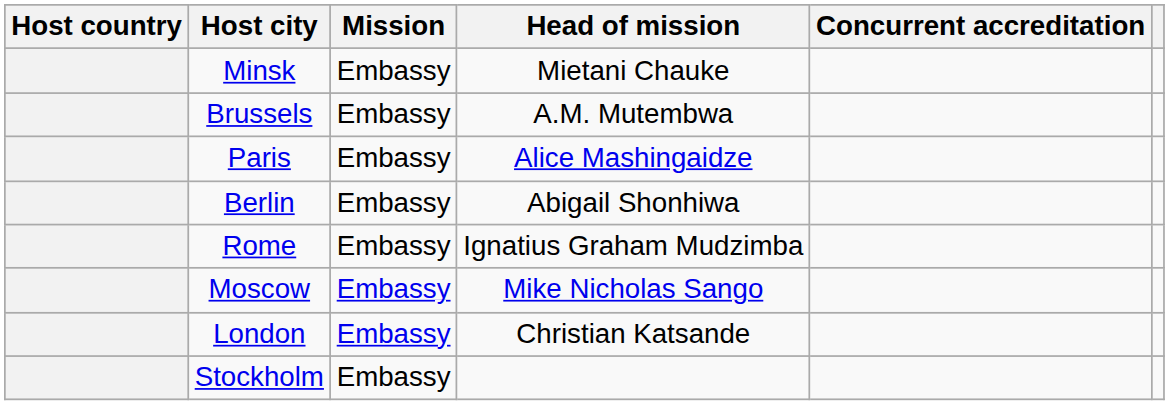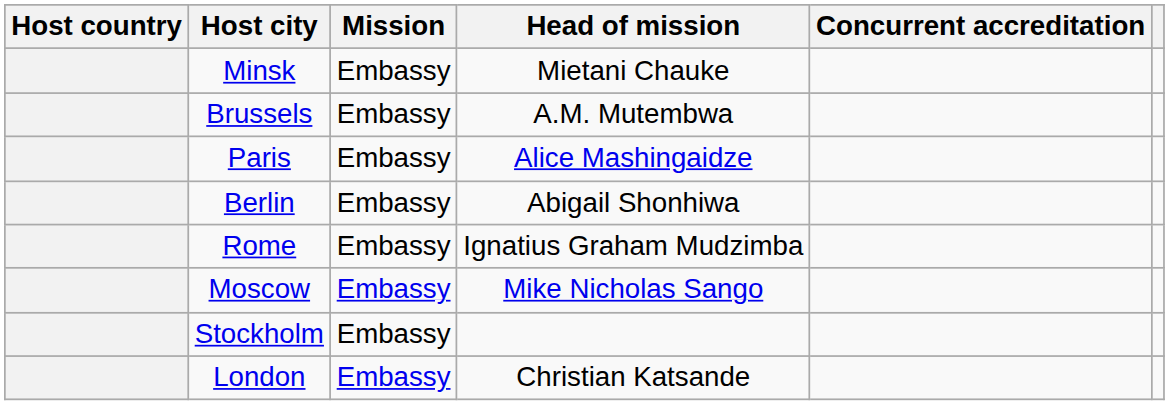rows swapped: (259, 377) <-> (259, 333)
